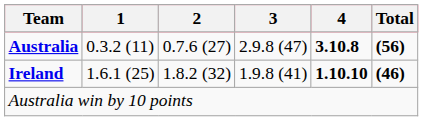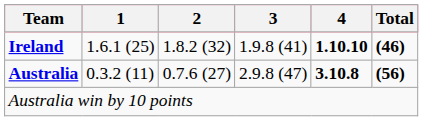rows swapped: (43, 45) <-> (36, 73)
